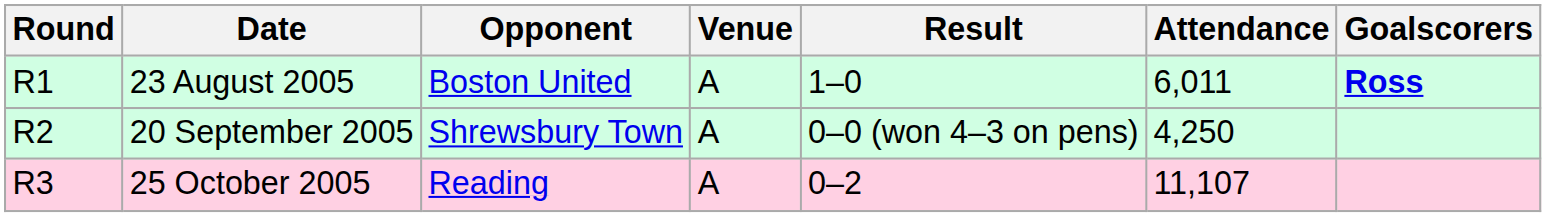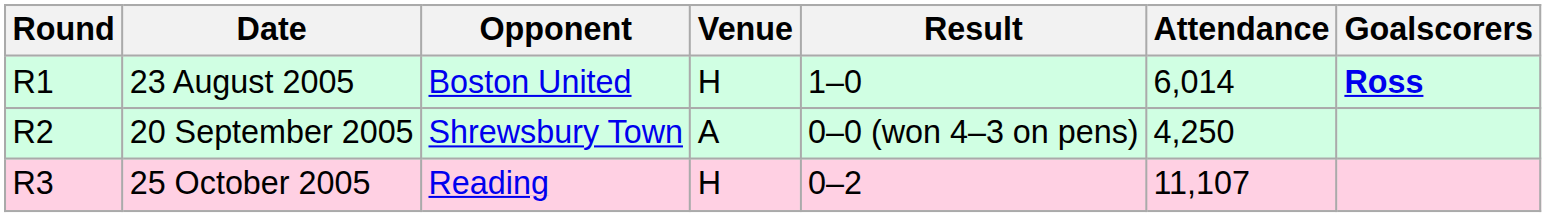(709, 81) A -> (710, 81) H
(1193, 81) 6,011 -> (1194, 81) 6,014
(709, 183) A -> (710, 183) H
